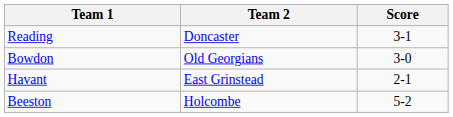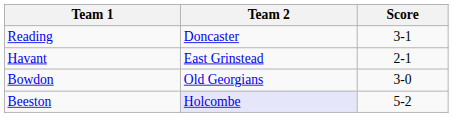rows swapped: (31, 58) <-> (27, 79)
(212, 101) no background -> (212, 101) lavender background
